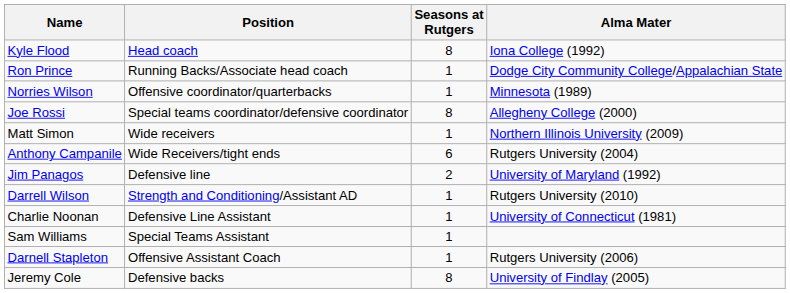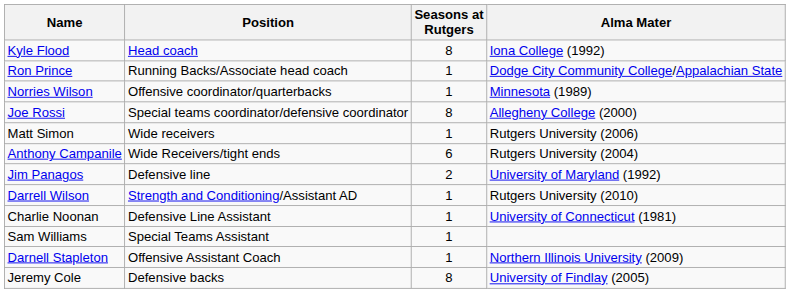(586, 133) Northern Illinois University (2009) -> (564, 133) Rutgers University (2006)
(564, 257) Rutgers University (2006) -> (586, 257) Northern Illinois University (2009)
